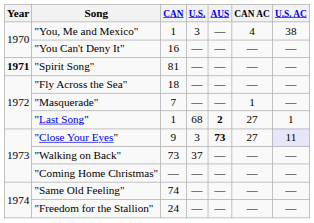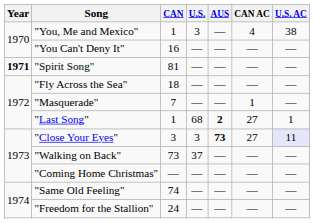(173, 137) 9 -> (173, 137) 3
